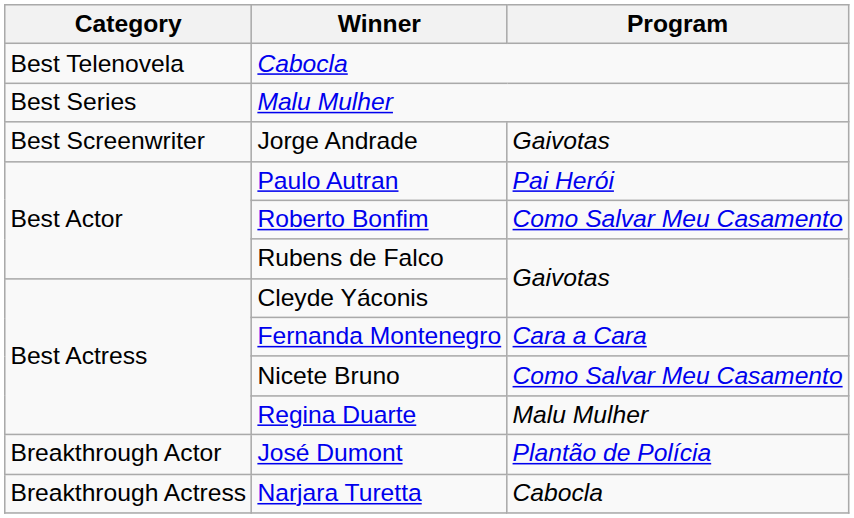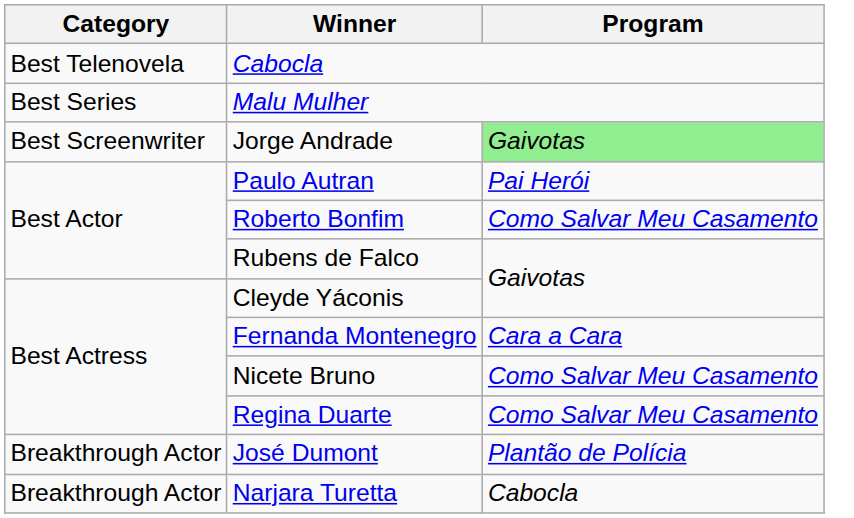(561, 141) no background -> (537, 141) lightgreen background
(580, 414) Malu Mulher -> (653, 414) Como Salvar Meu Casamento
(128, 492) Breakthrough Actress -> (116, 492) Breakthrough Actor
